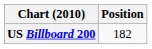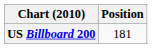(122, 33) 182 -> (122, 33) 181
